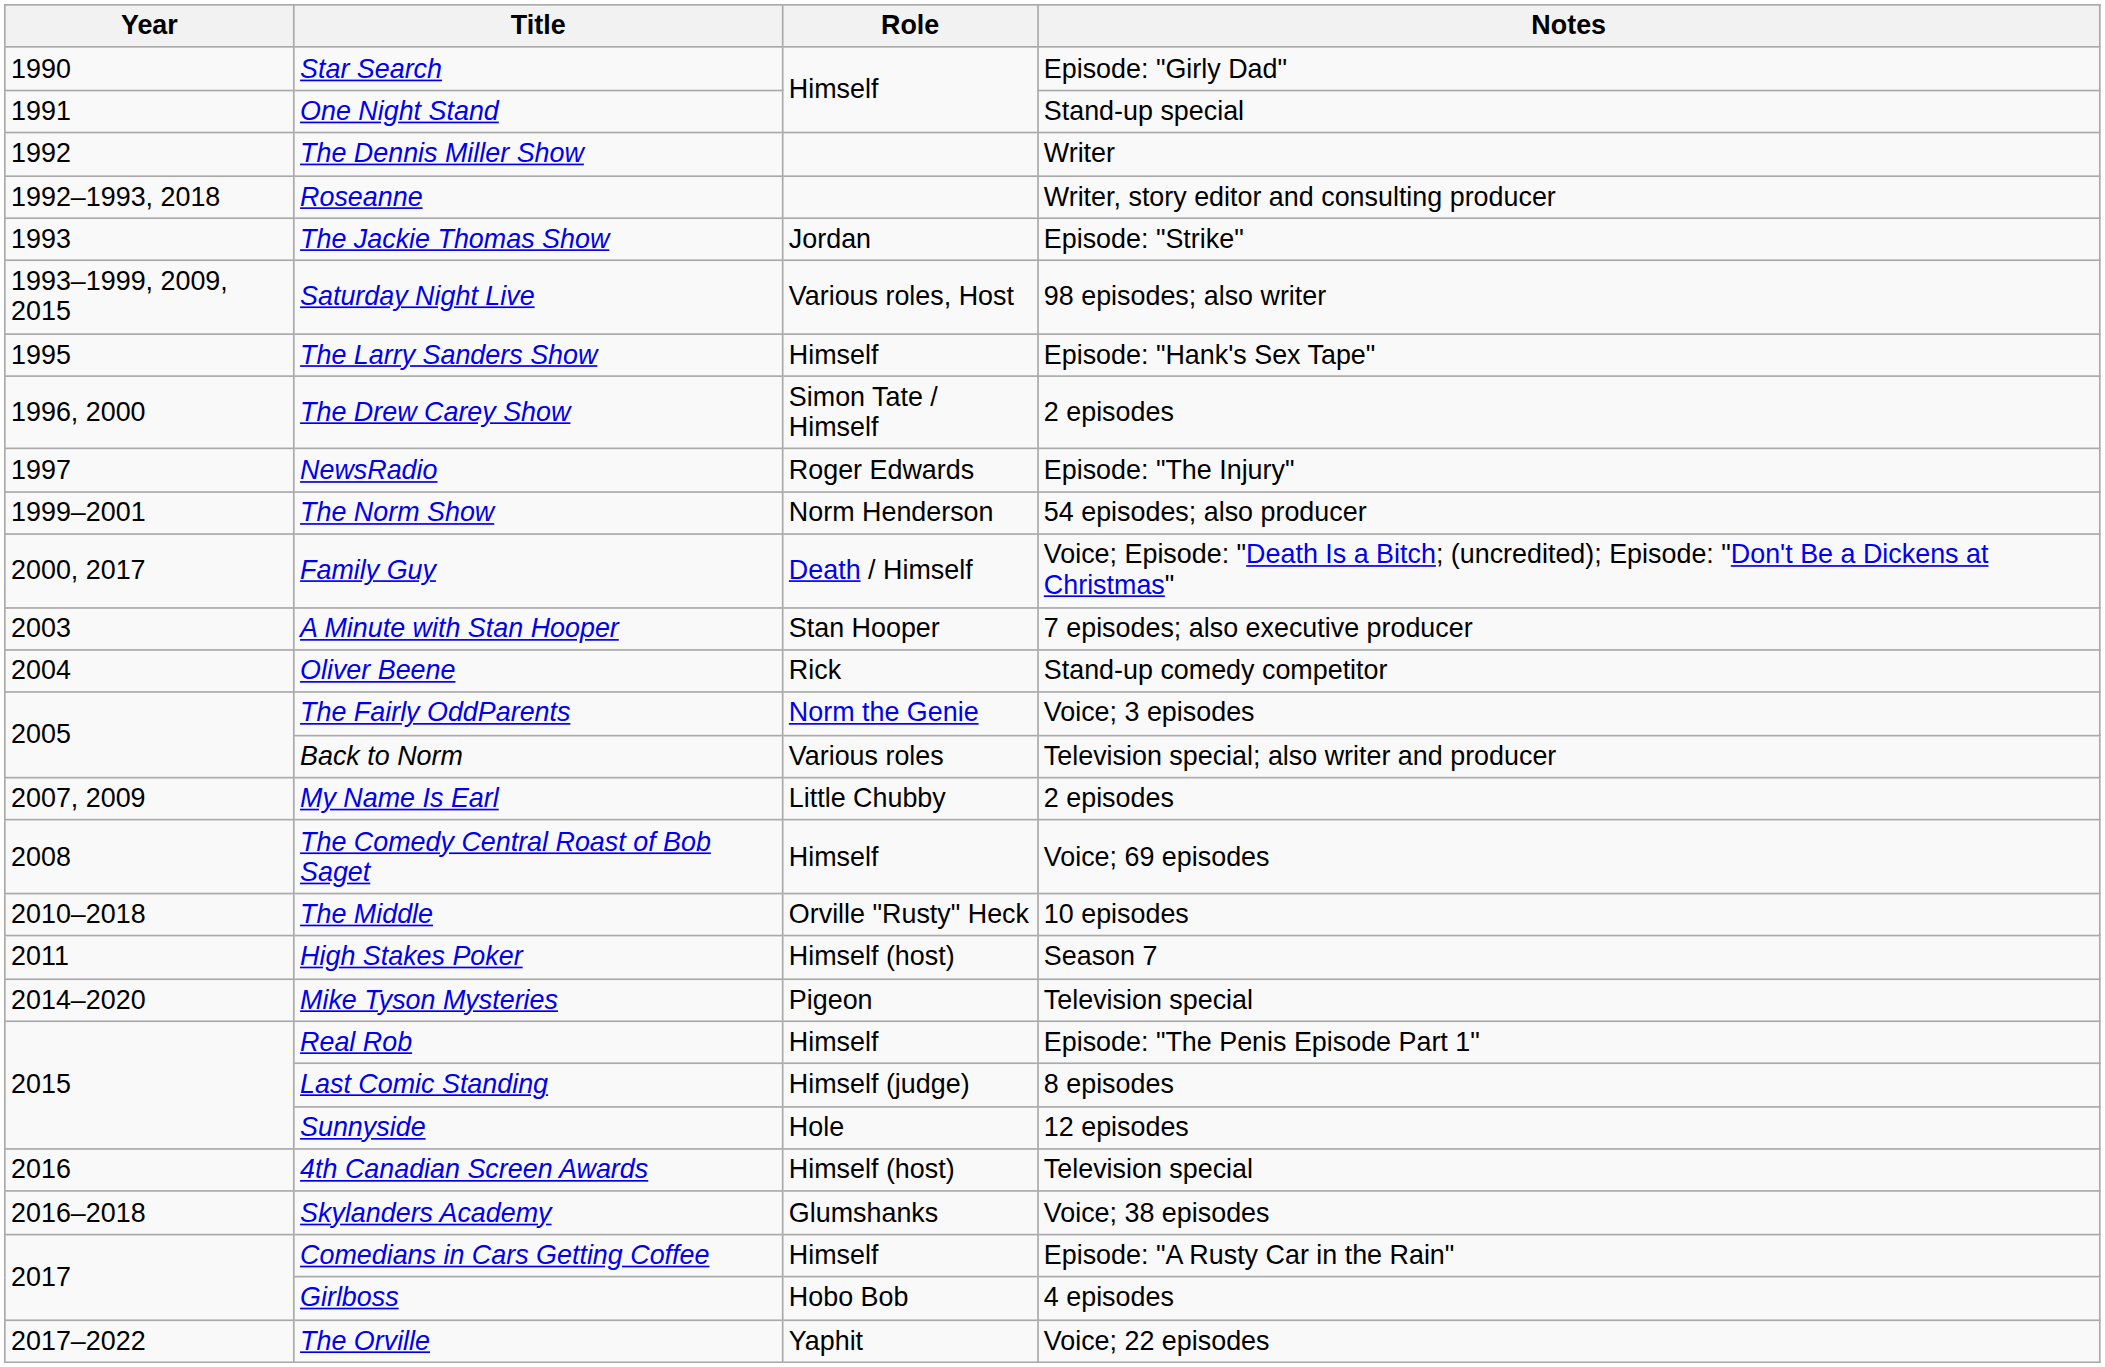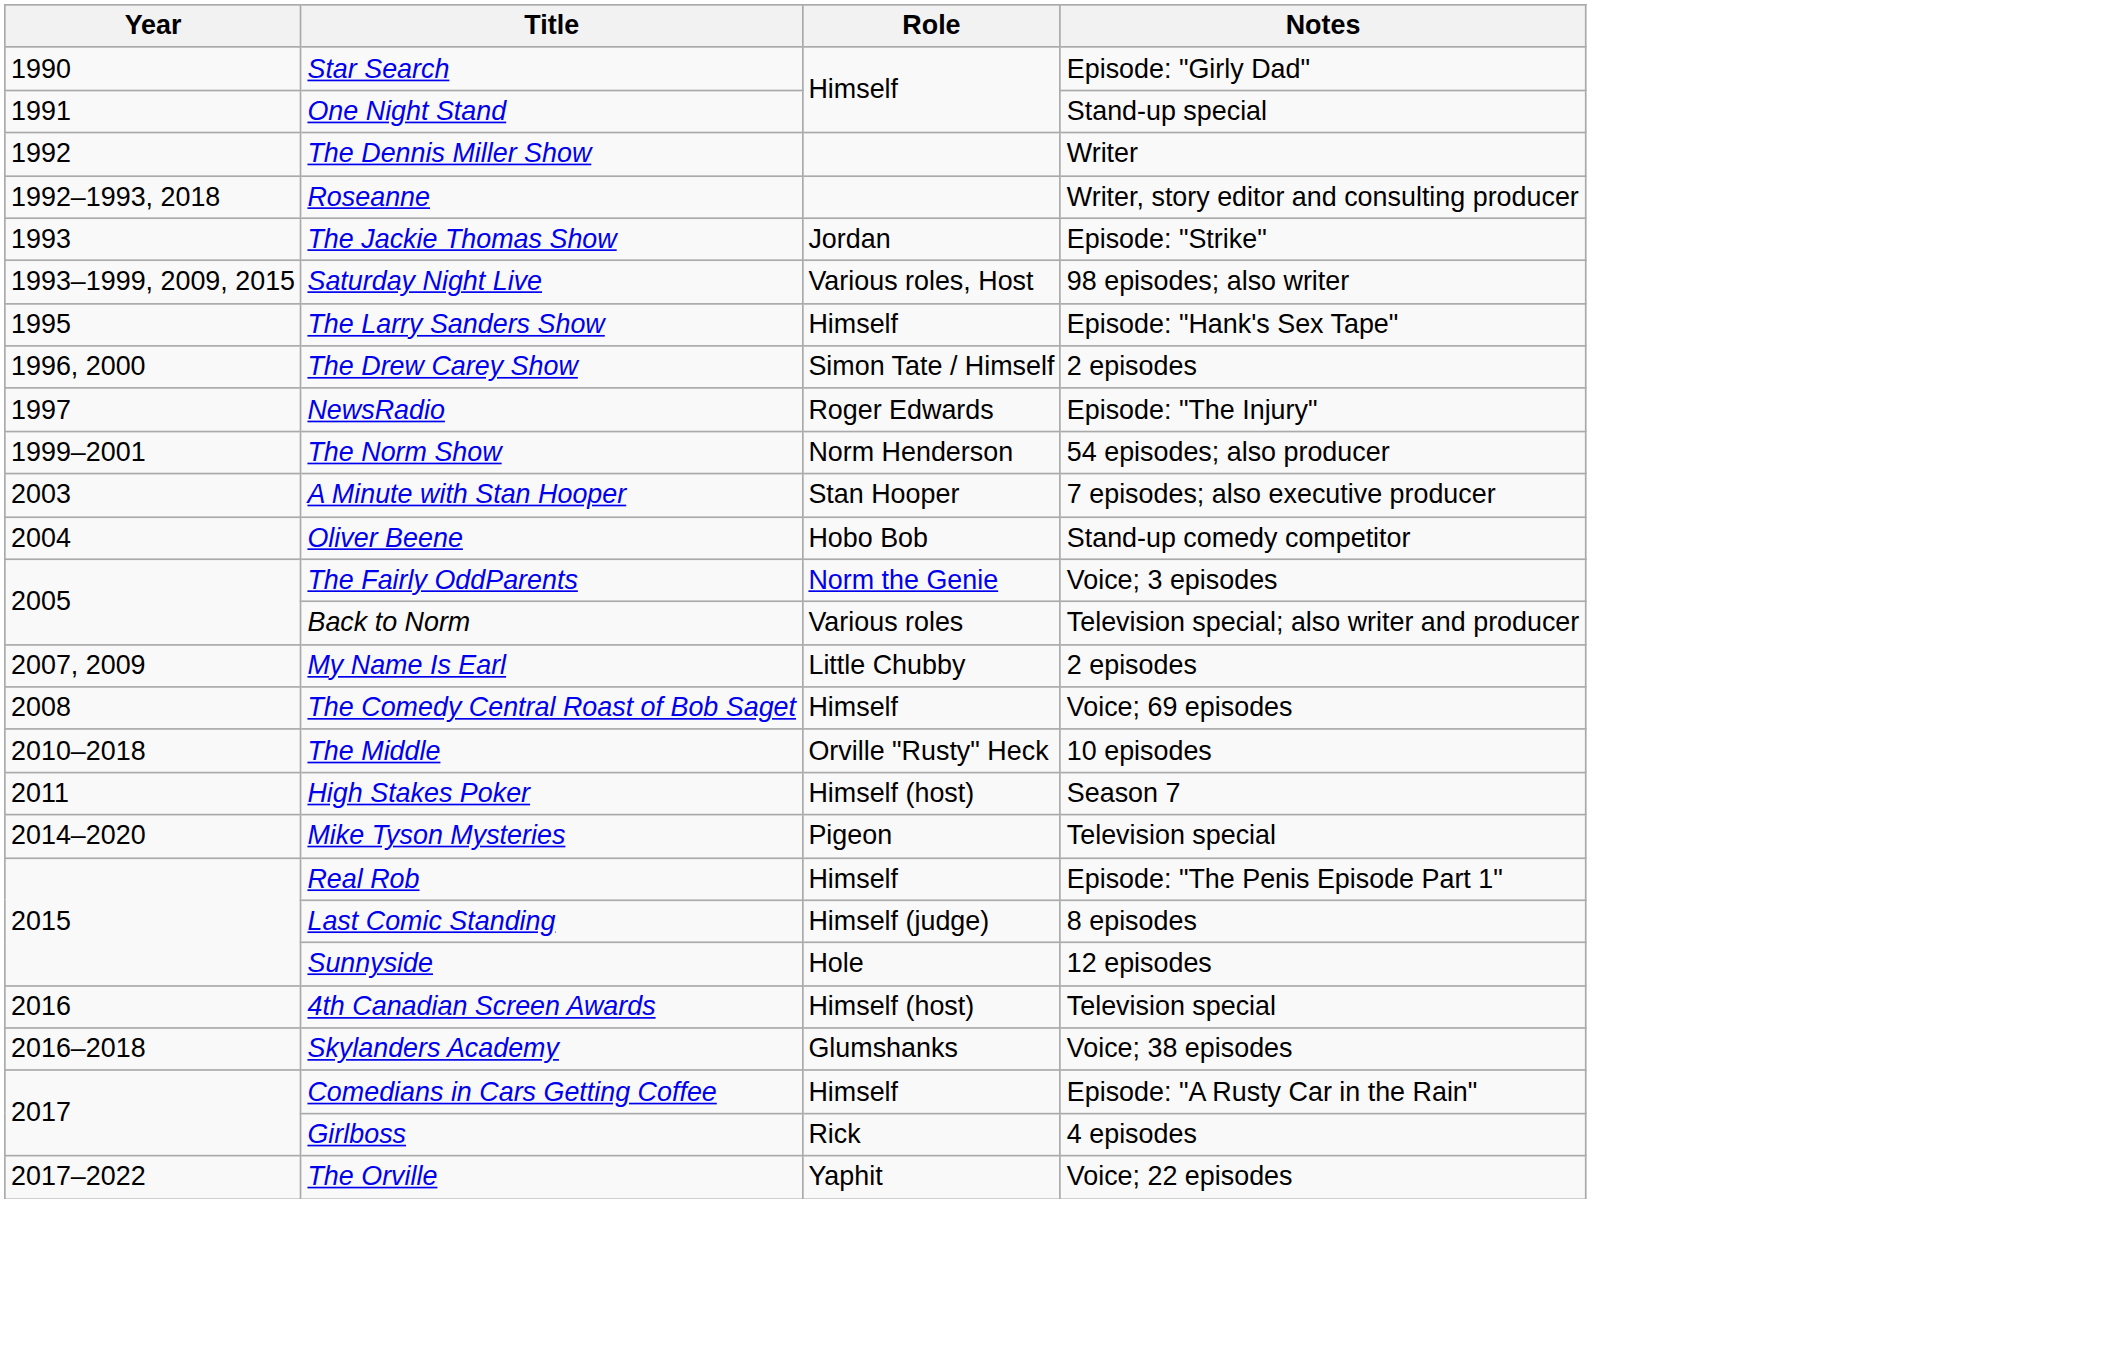- row: (368, 570)
(815, 670) Rick -> (868, 537) Hobo Bob
(849, 1297) Hobo Bob -> (835, 1134) Rick
